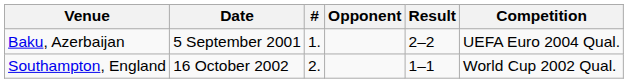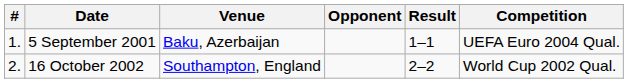columns swapped: (314, 16) <-> (87, 16)
(421, 41) 2–2 -> (421, 41) 1–1
(421, 66) 1–1 -> (421, 66) 2–2
